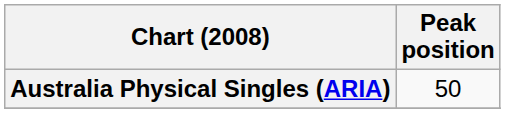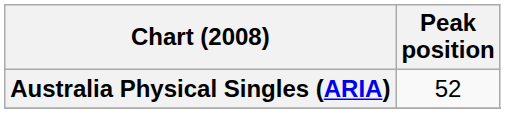(448, 88) 50 -> (448, 88) 52
